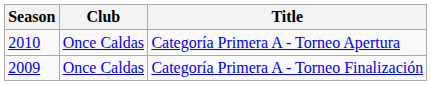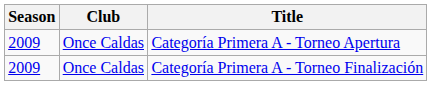(24, 42) 2010 -> (24, 42) 2009
